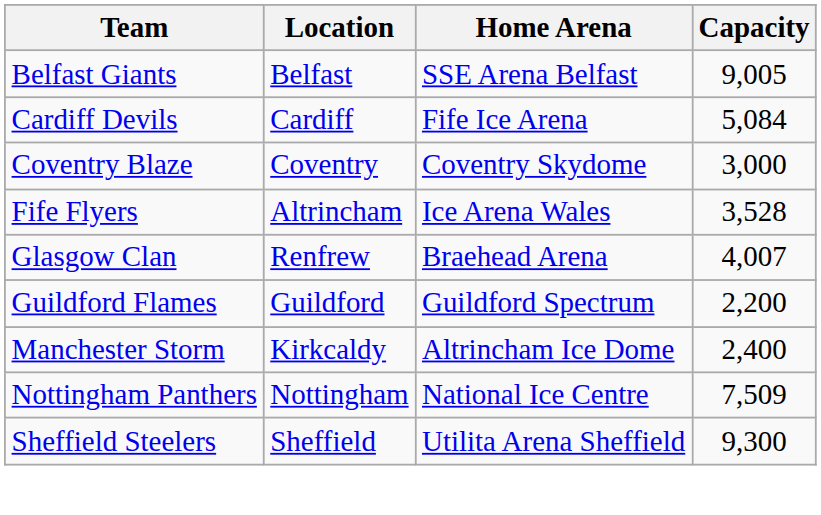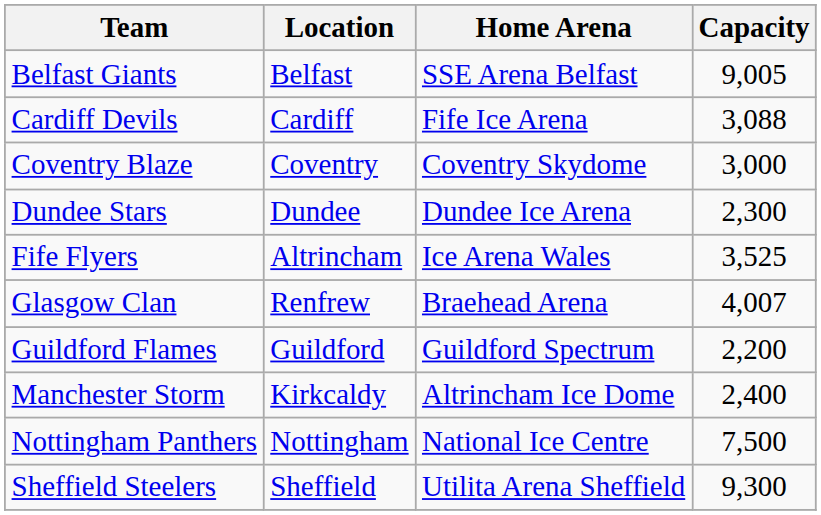(754, 119) 5,084 -> (754, 119) 3,088
+ row: (89, 211)
(754, 211) 3,528 -> (754, 257) 3,525
(754, 394) 7,509 -> (754, 440) 7,500
